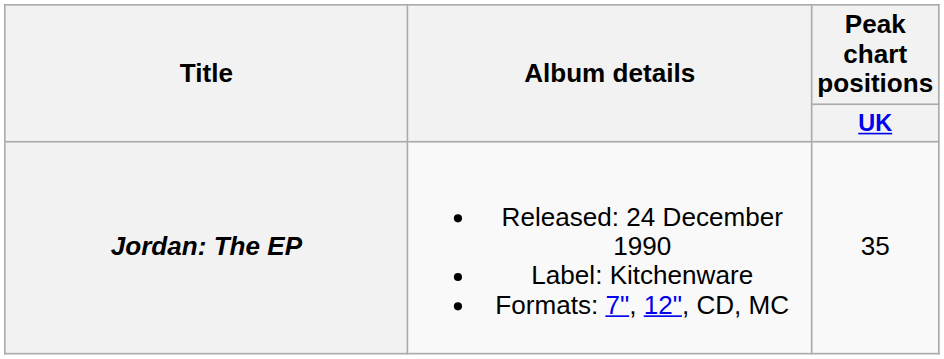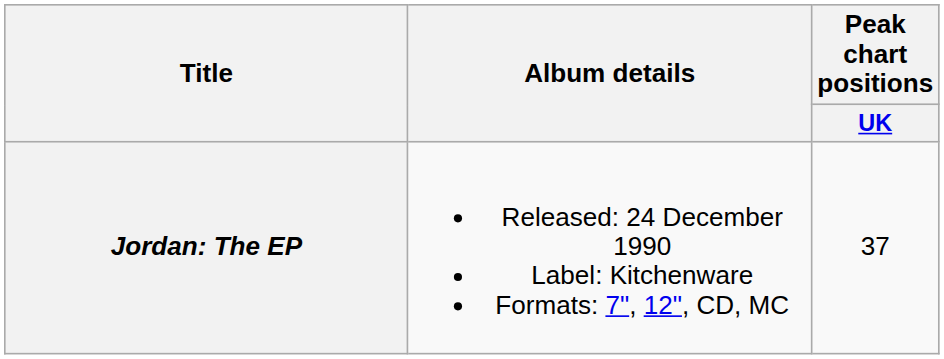(875, 247) 35 -> (875, 247) 37
